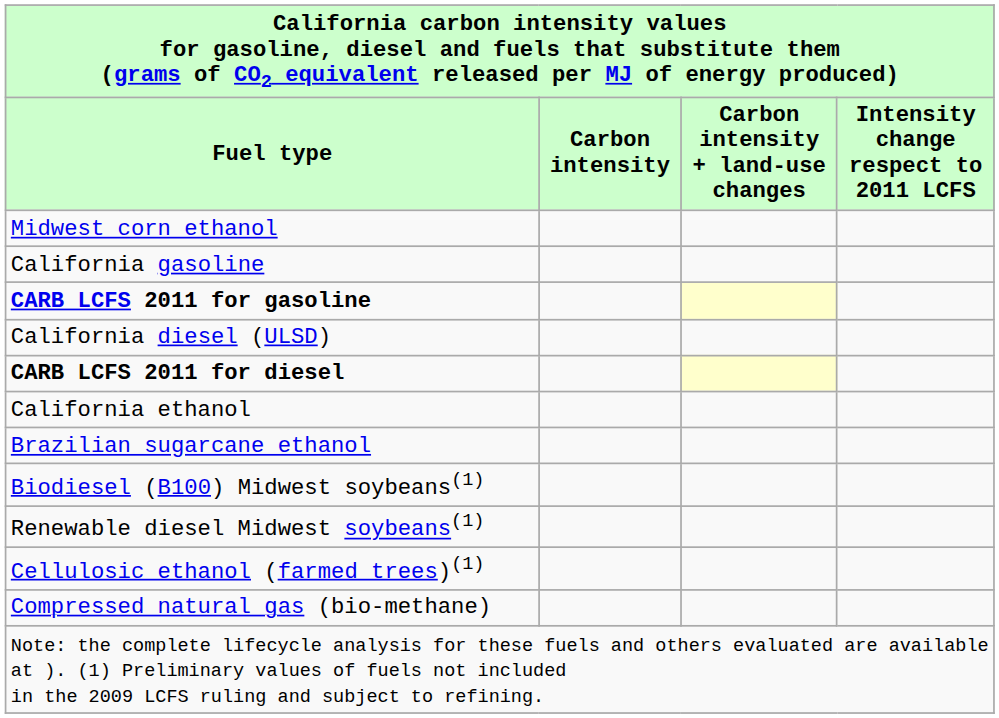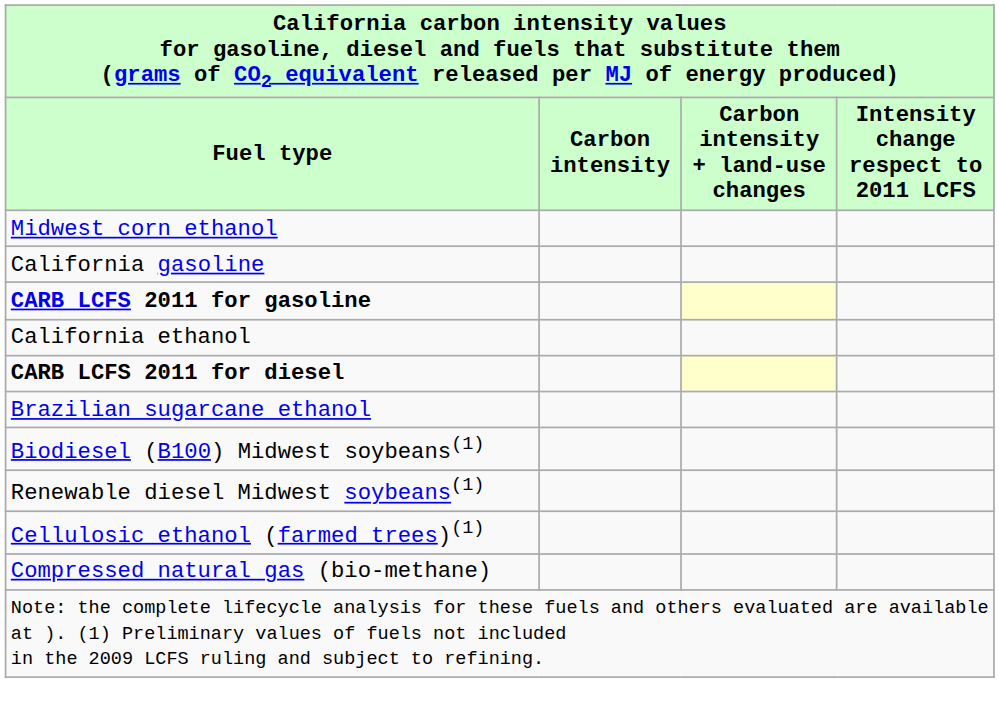- row: (171, 337)
rows swapped: (178, 373) <-> (131, 410)
